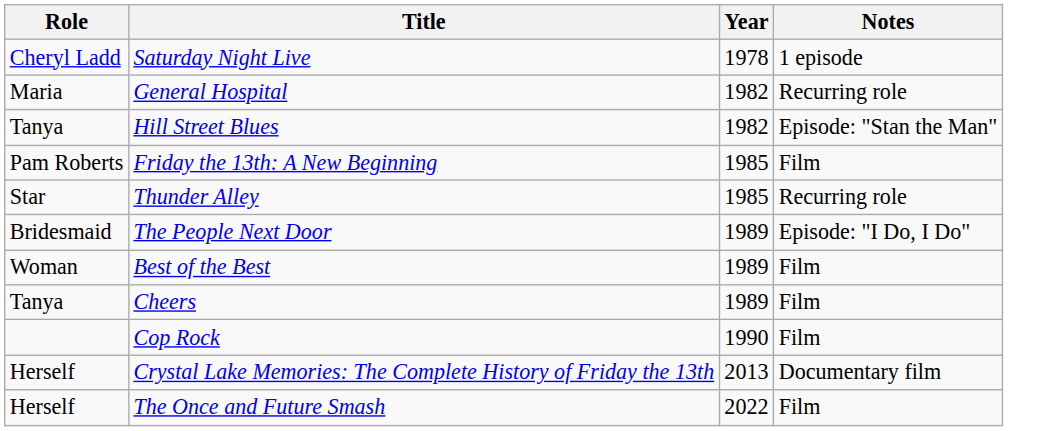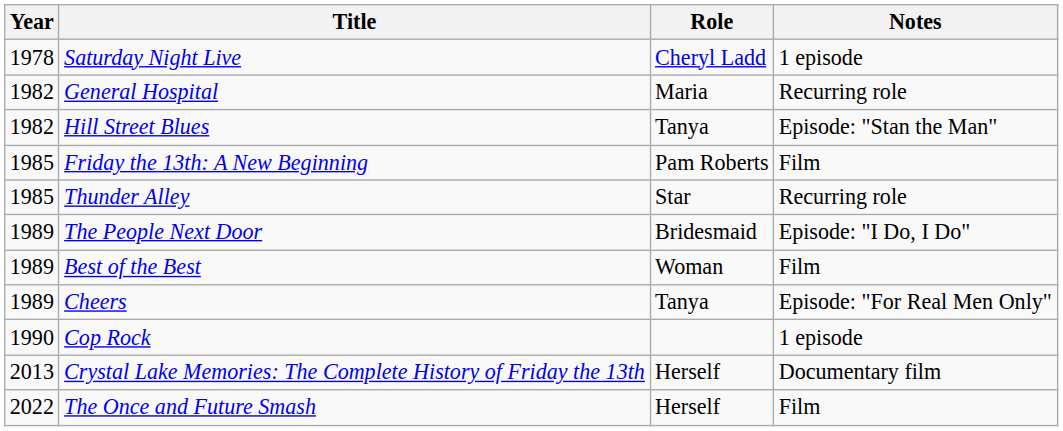columns swapped: (746, 22) <-> (66, 22)
(800, 302) Film -> (915, 302) Episode: "For Real Men Only"
(800, 337) Film -> (821, 337) 1 episode
